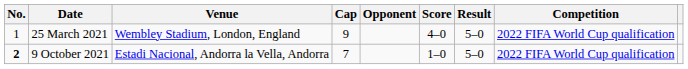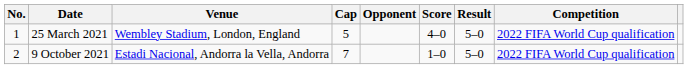(346, 34) 9 -> (346, 34) 5
(16, 53) bold -> (16, 53) normal
